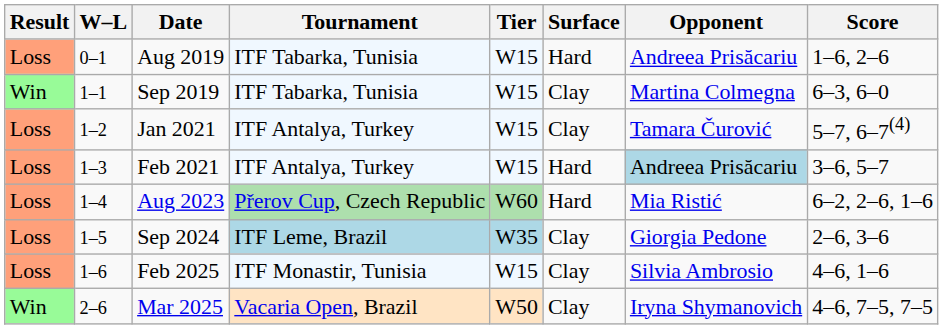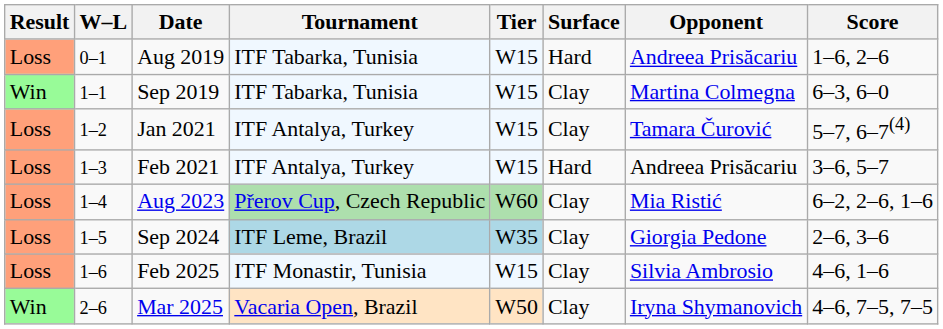(714, 166) lightblue background -> (714, 166) no background
(570, 201) Hard -> (569, 201) Clay
